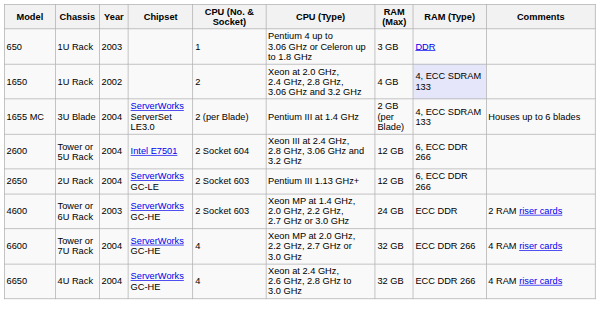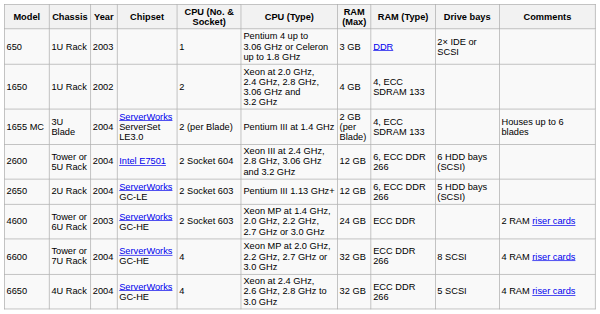+ column: (467, 16)
(448, 81) lavender background -> (399, 86) no background
